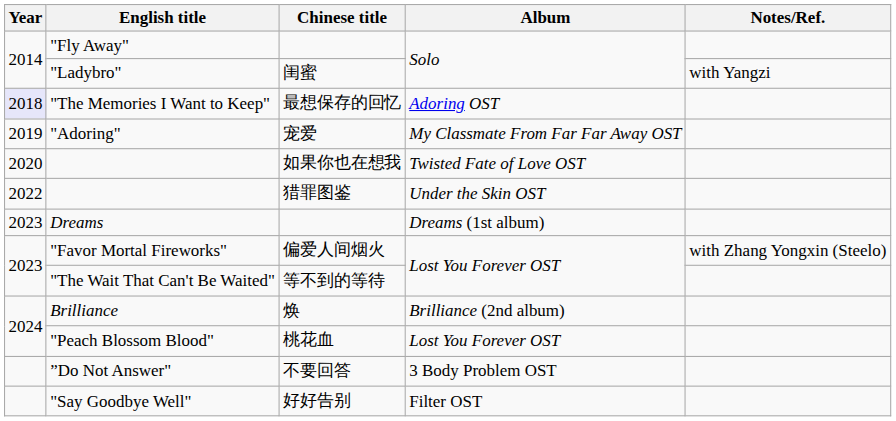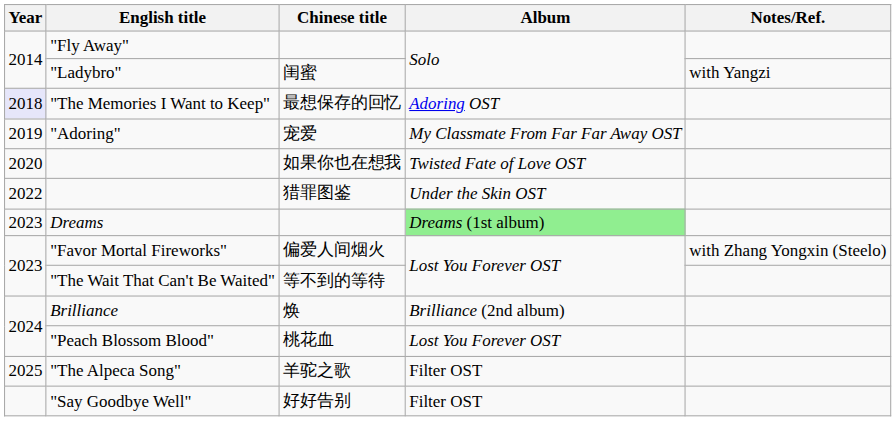(477, 222) no background -> (477, 222) lightgreen background
- row: (111, 370)
+ row: (116, 370)
